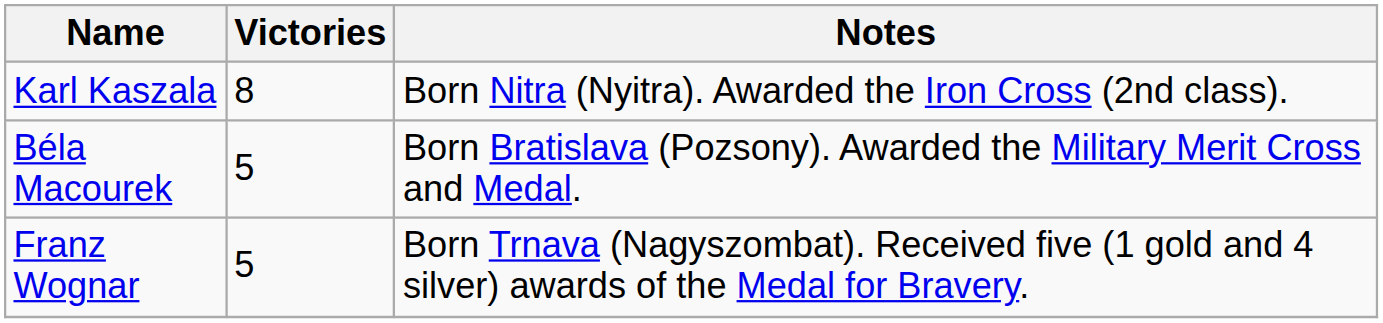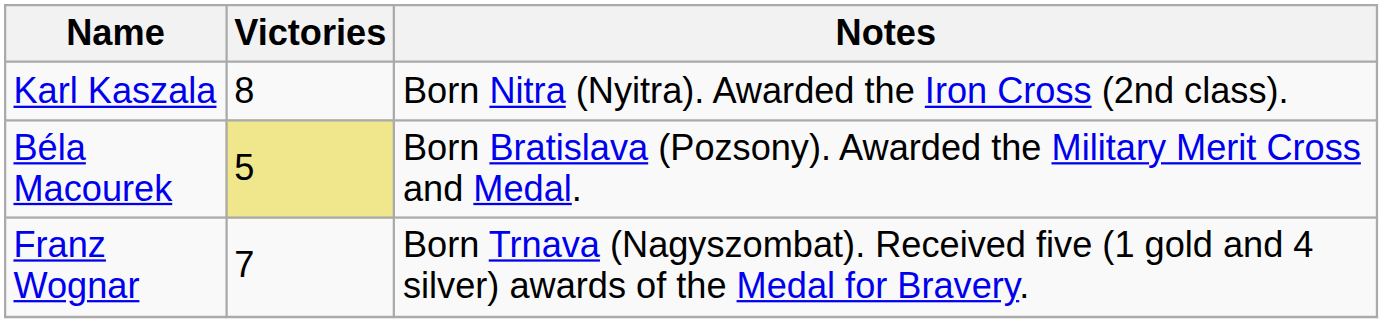(244, 168) no background -> (244, 168) khaki background
(244, 266) 5 -> (244, 266) 7
